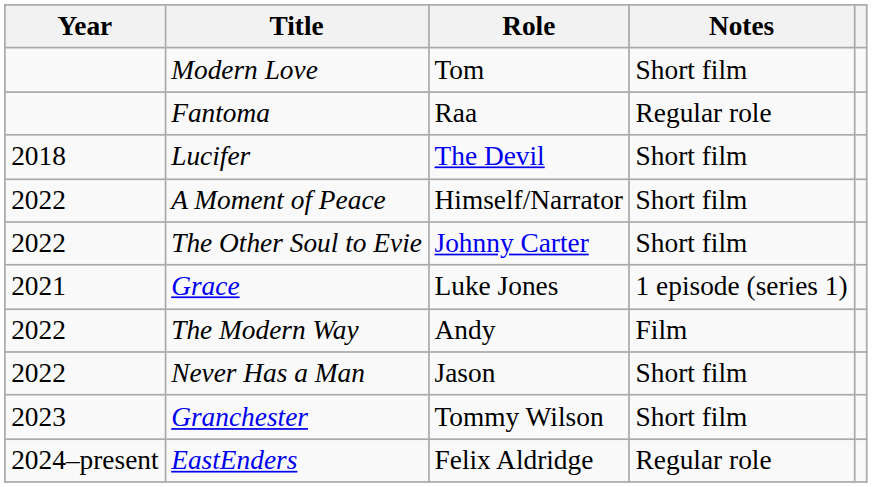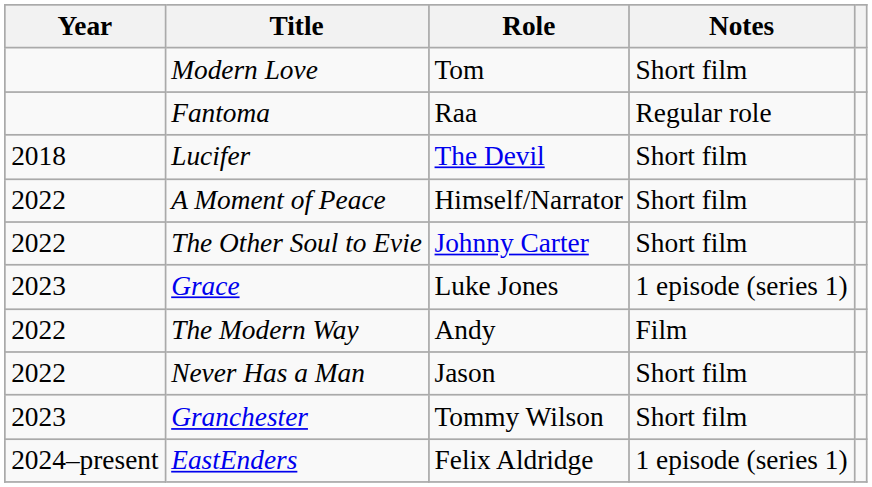(39, 286) 2021 -> (39, 286) 2023
(704, 460) Regular role -> (742, 460) 1 episode (series 1)
